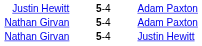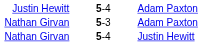(103, 23) 5-4 -> (103, 23) 5-3
